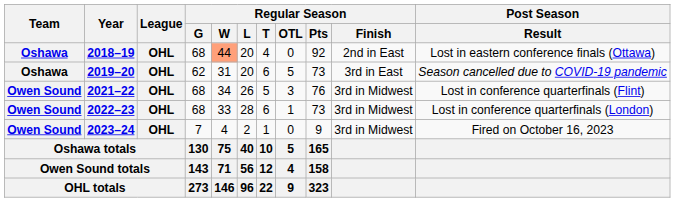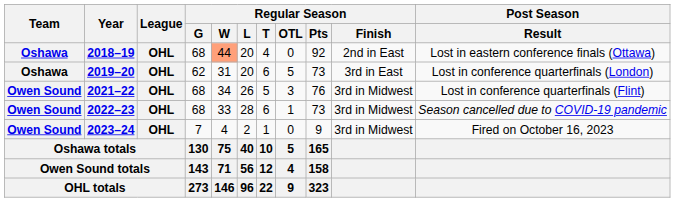(543, 72) Season cancelled due to COVID-19 pandemic -> (543, 72) Lost in conference quarterfinals (London)
(543, 110) Lost in conference quarterfinals (London) -> (543, 110) Season cancelled due to COVID-19 pandemic
